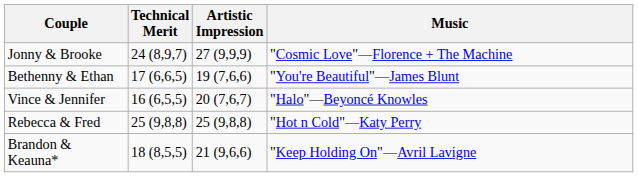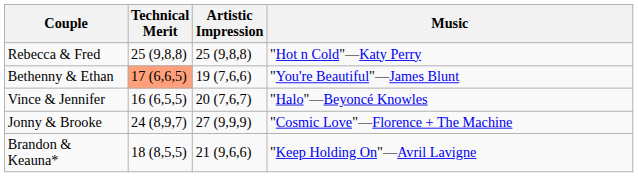rows swapped: (54, 122) <-> (55, 54)
(159, 76) no background -> (159, 76) lightsalmon background
